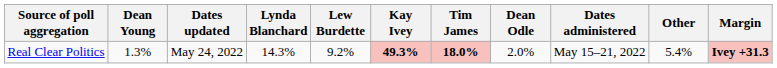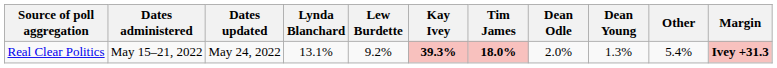columns swapped: (600, 23) <-> (138, 23)
(278, 52) 14.3% -> (316, 52) 13.1%
(401, 52) 49.3% -> (438, 52) 39.3%
